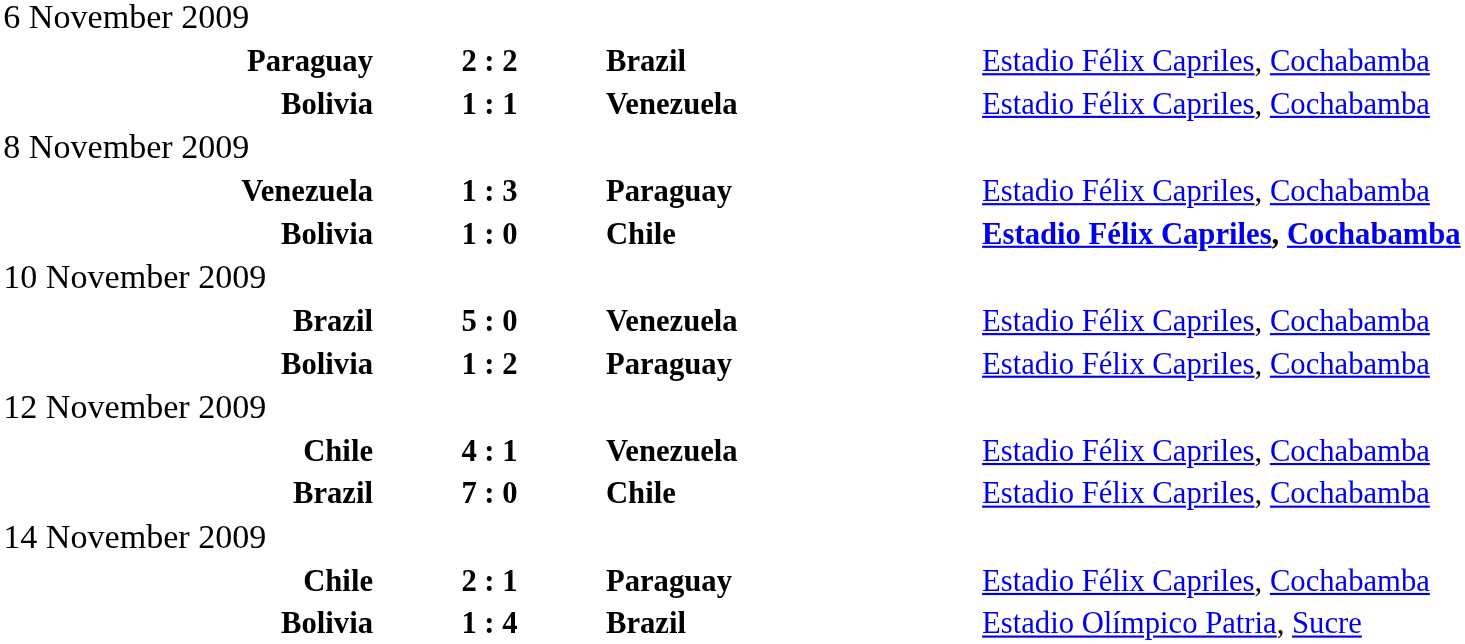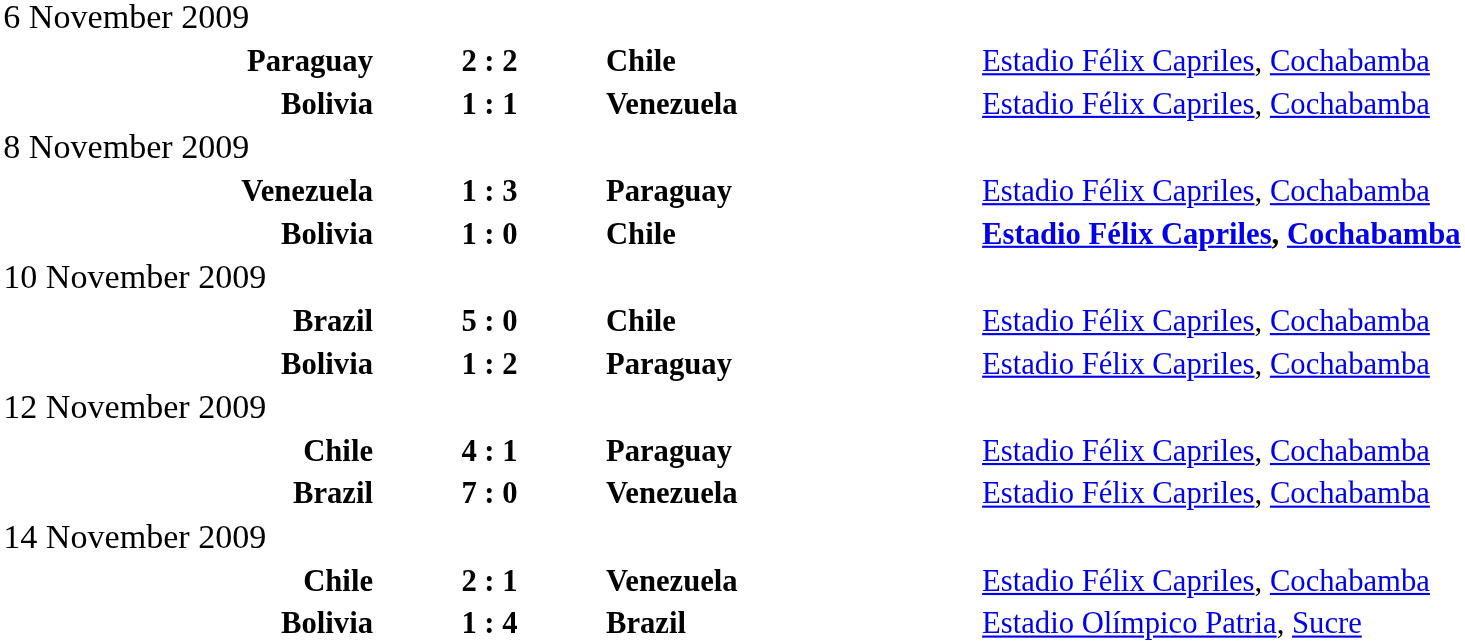(646, 60) Brazil -> (641, 60) Chile
(672, 320) Venezuela -> (641, 320) Chile
(672, 450) Venezuela -> (669, 450) Paraguay
(641, 493) Chile -> (672, 493) Venezuela
(669, 580) Paraguay -> (672, 580) Venezuela
